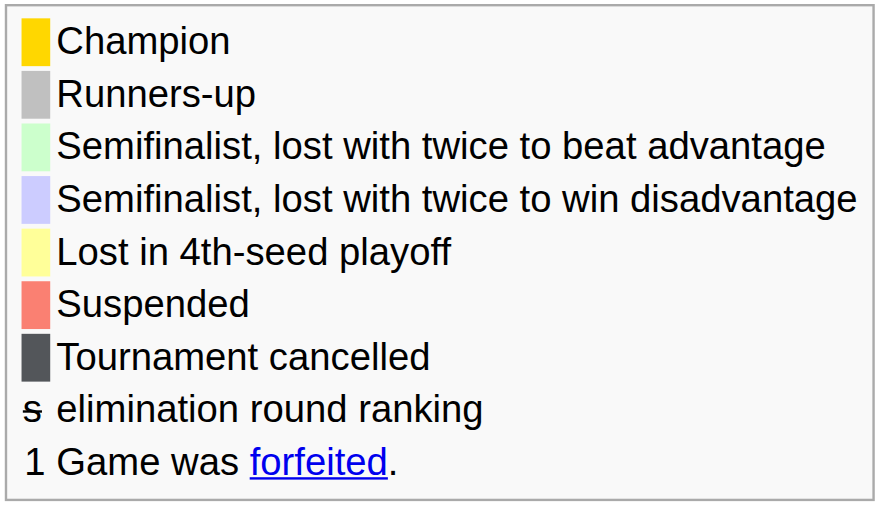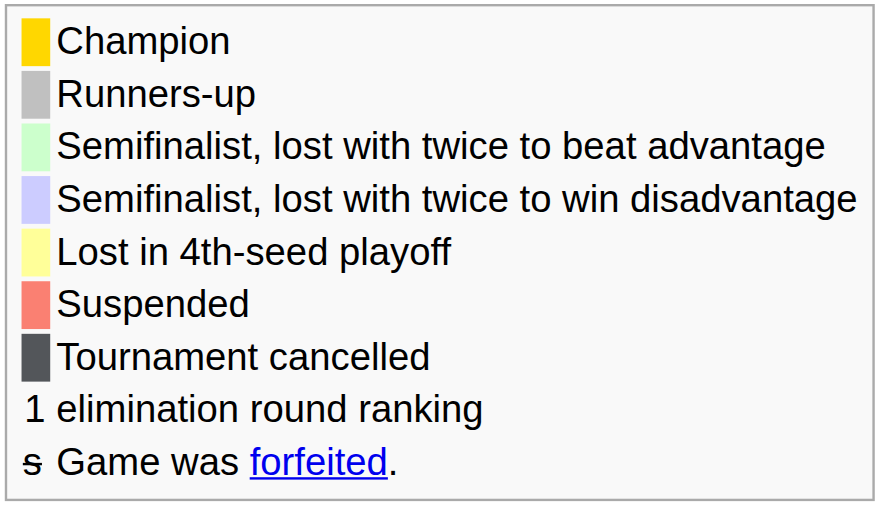(32, 410) s -> (35, 410) 1
(35, 462) 1 -> (32, 462) s
